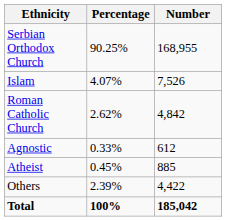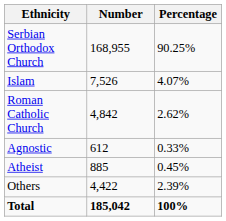columns swapped: (188, 14) <-> (121, 14)
